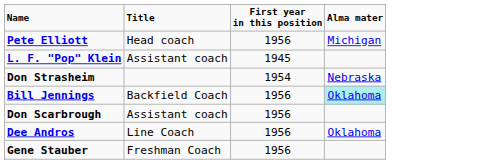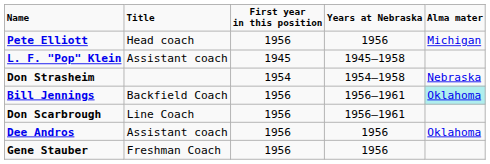+ column: (375, 18)
(177, 113) Assistant coach -> (161, 113) Line Coach
(161, 132) Line Coach -> (177, 132) Assistant coach
